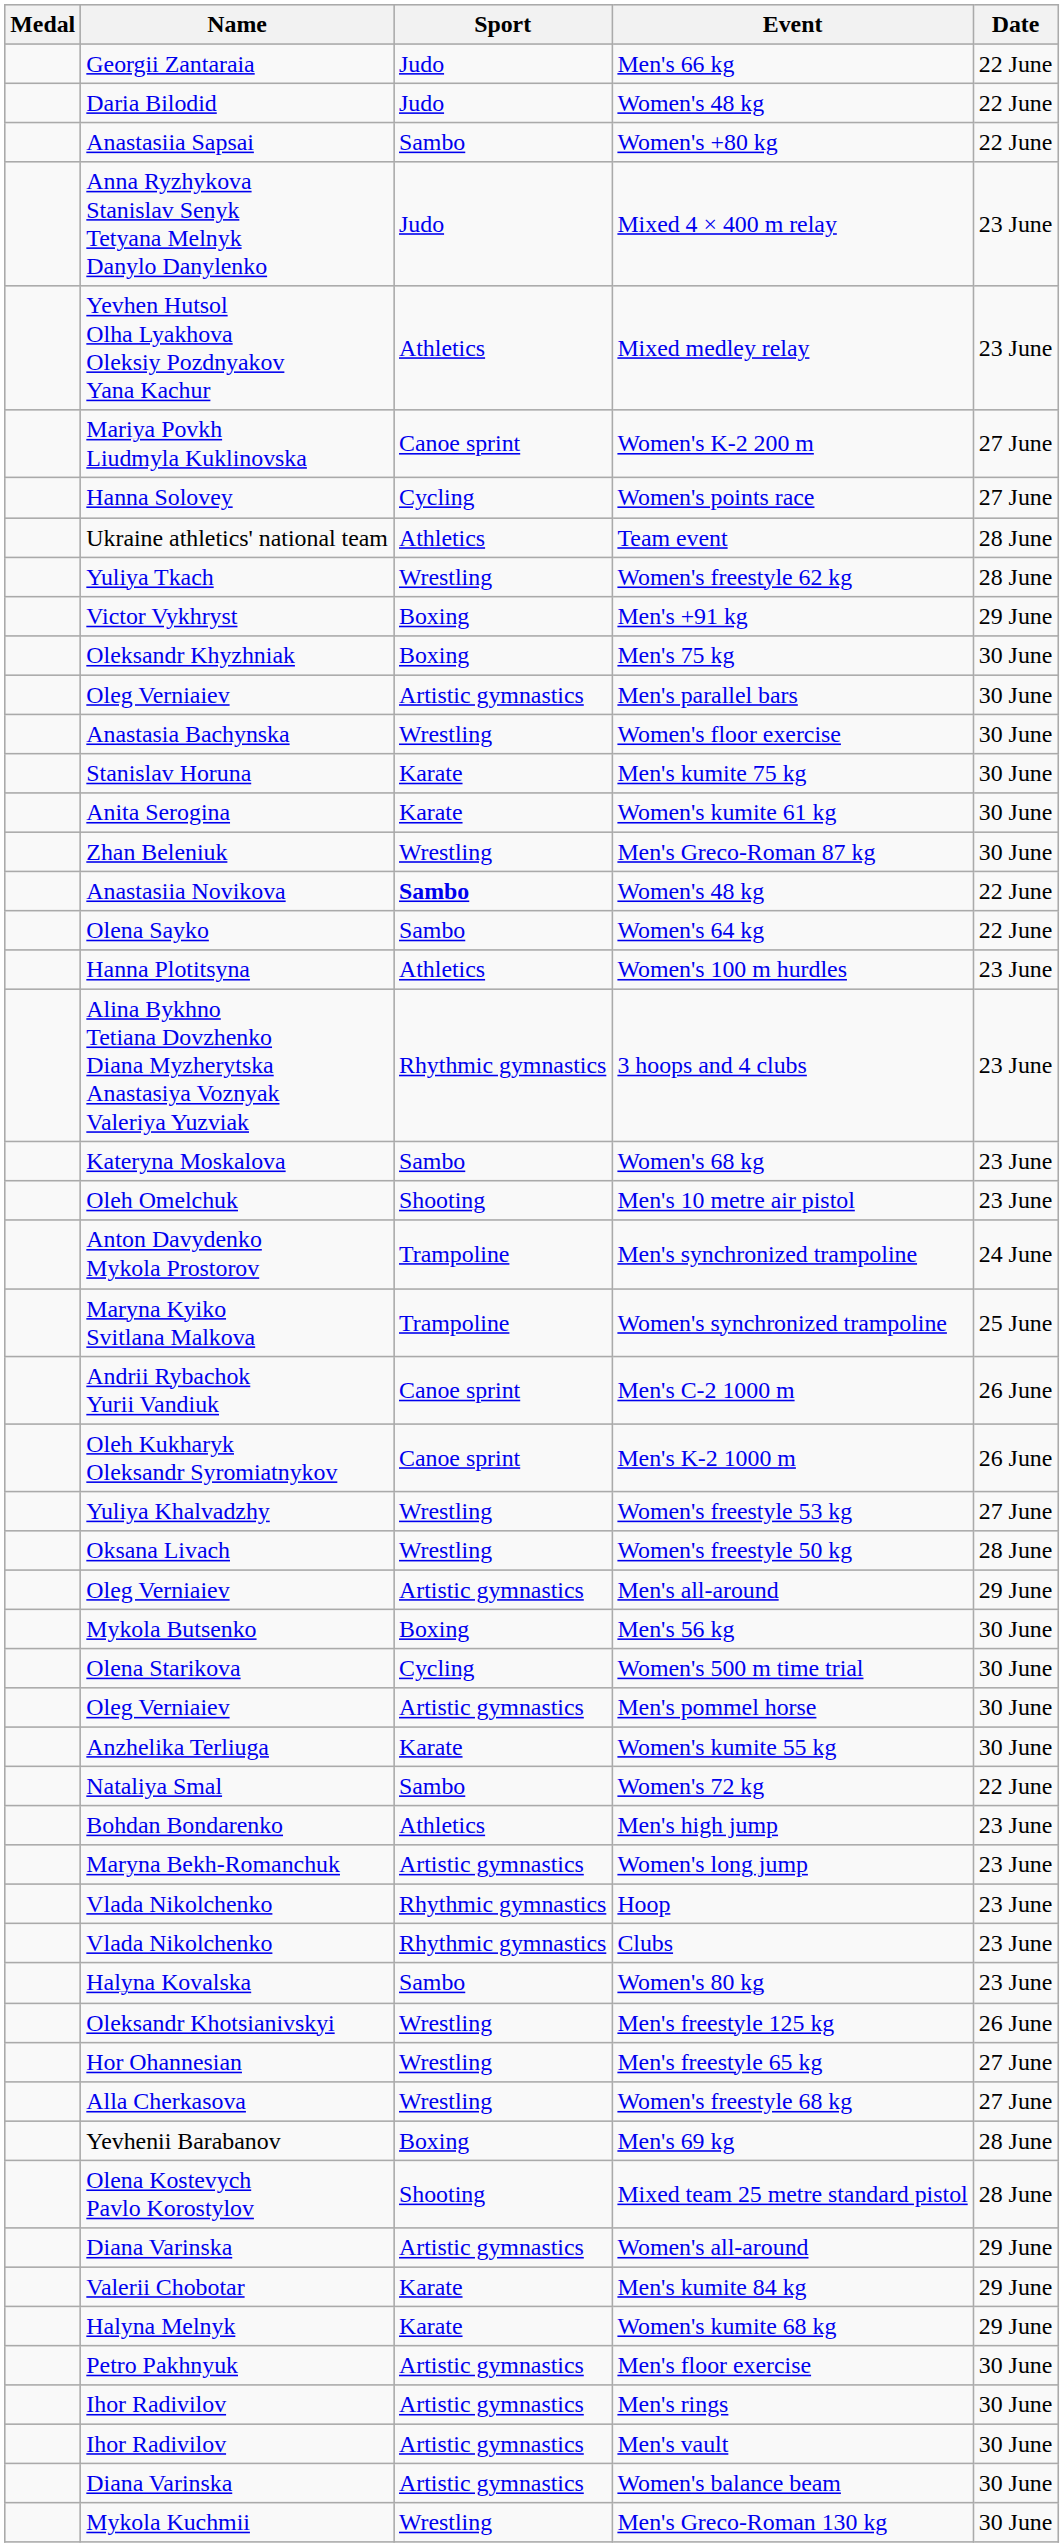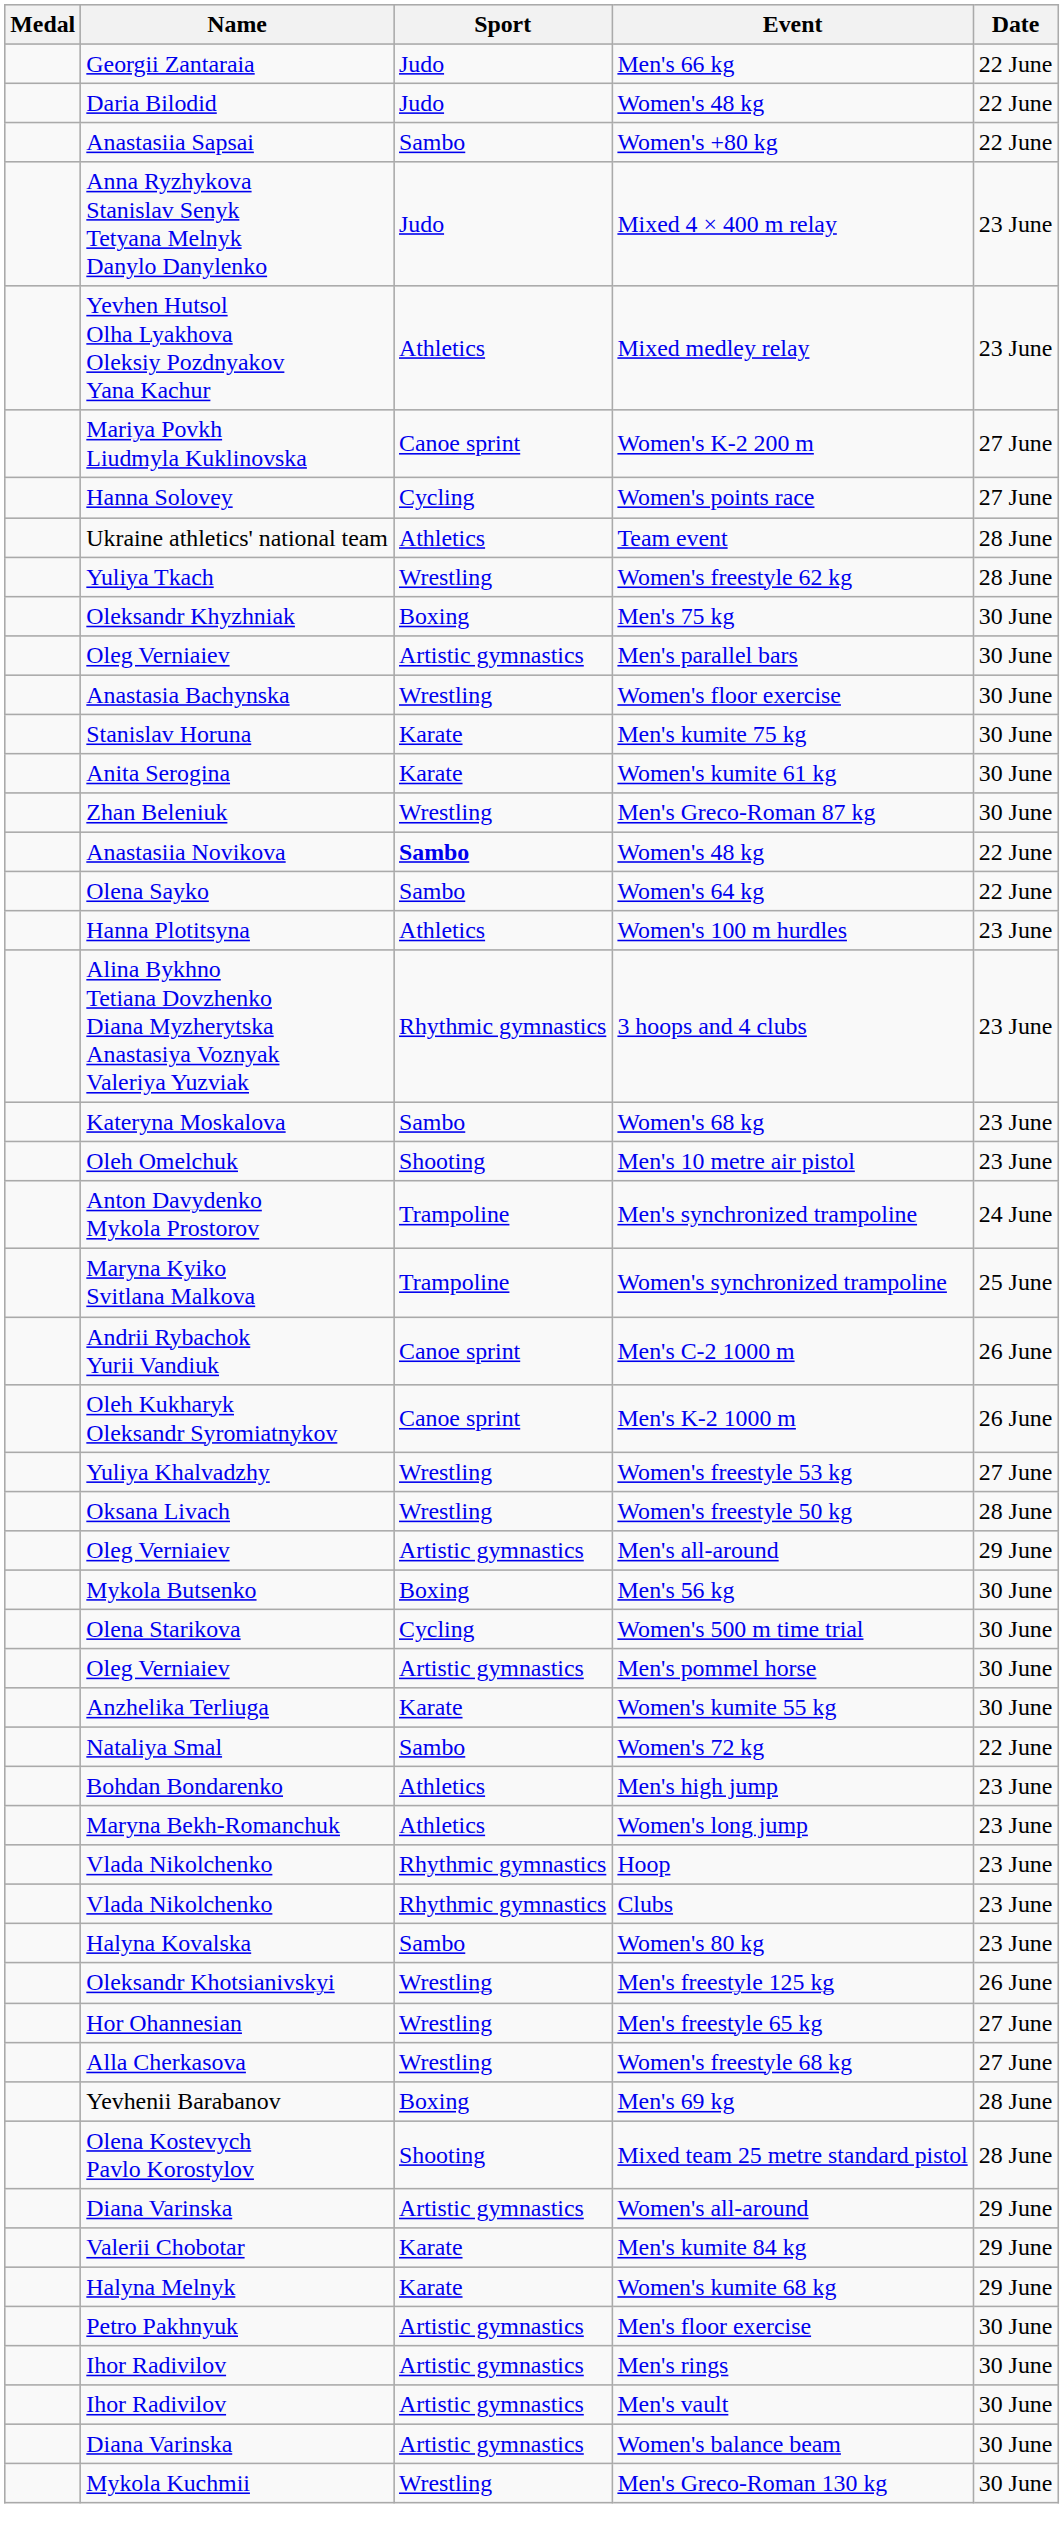- row: (162, 615)
(491, 1864) Artistic gymnastics -> (442, 1825) Athletics
